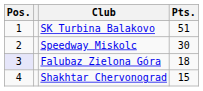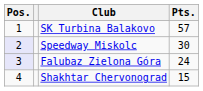(184, 29) 51 -> (184, 29) 57
(19, 45) no background -> (19, 45) lavender background
(184, 61) 18 -> (184, 61) 24
